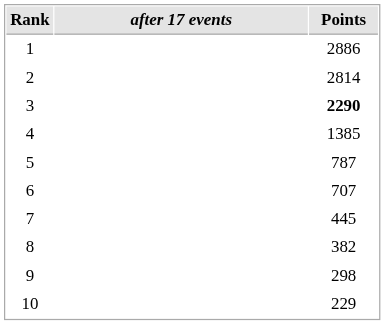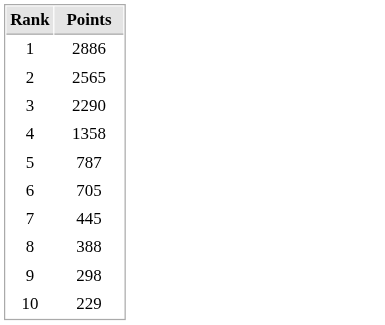- column: (181, 19)
(344, 77) 2814 -> (89, 77) 2565
(344, 105) bold -> (89, 105) normal
(344, 134) 1385 -> (89, 134) 1358
(344, 190) 707 -> (89, 190) 705
(344, 247) 382 -> (89, 247) 388
